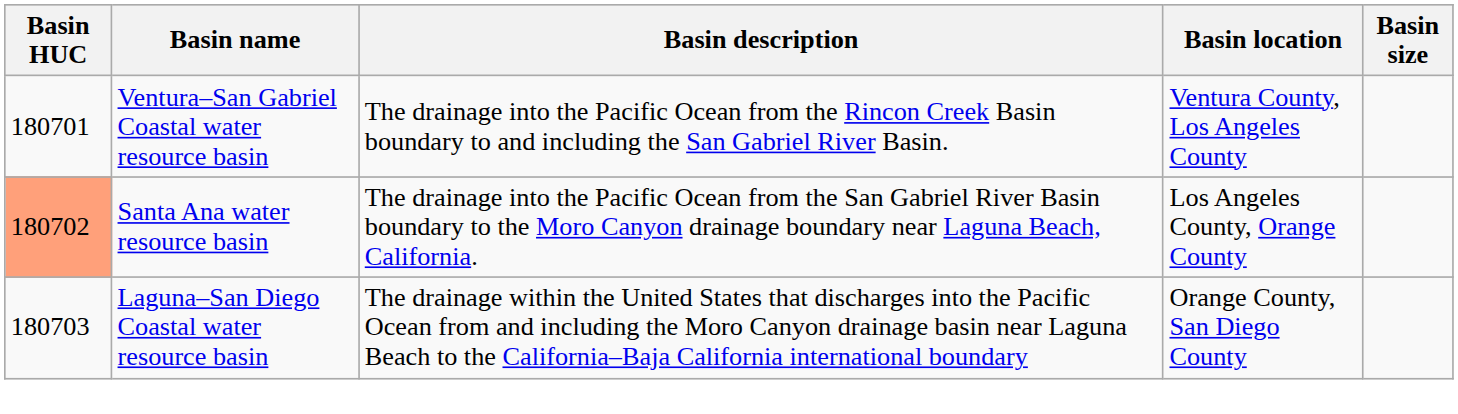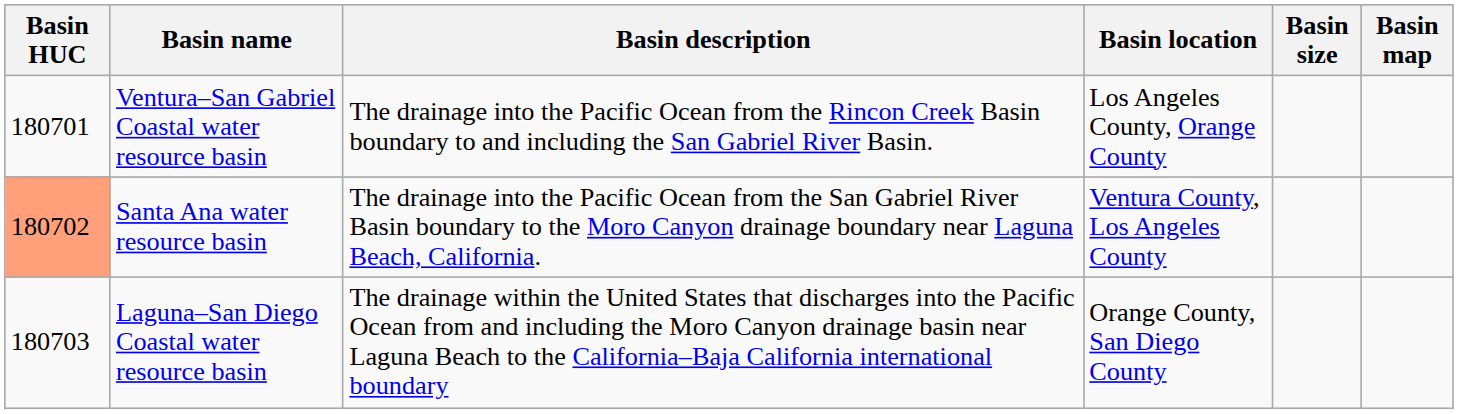+ column: (1407, 40)
(1255, 125) Ventura County, Los Angeles County -> (1172, 125) Los Angeles County, Orange County
(1252, 226) Los Angeles County, Orange County -> (1175, 226) Ventura County, Los Angeles County
